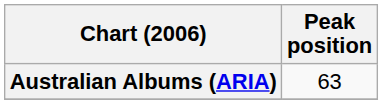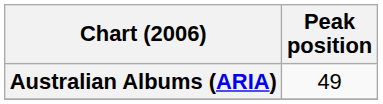(330, 81) 63 -> (330, 81) 49
